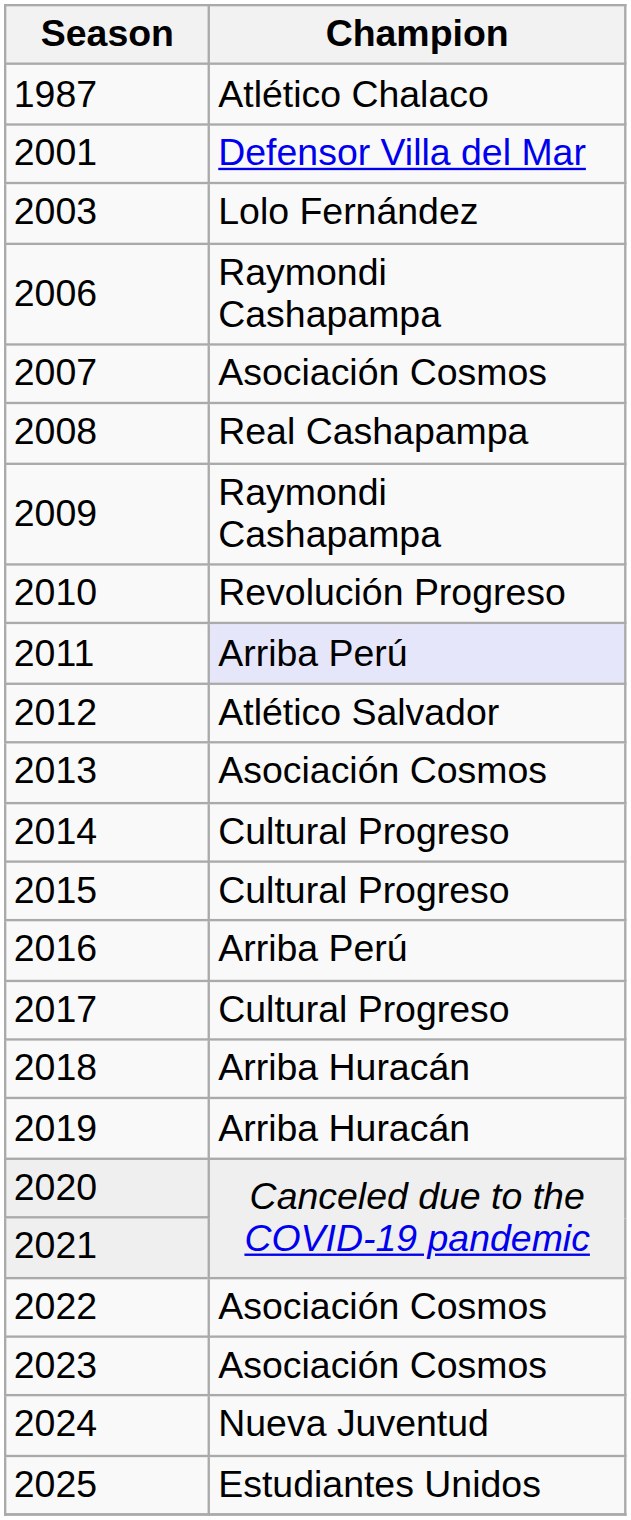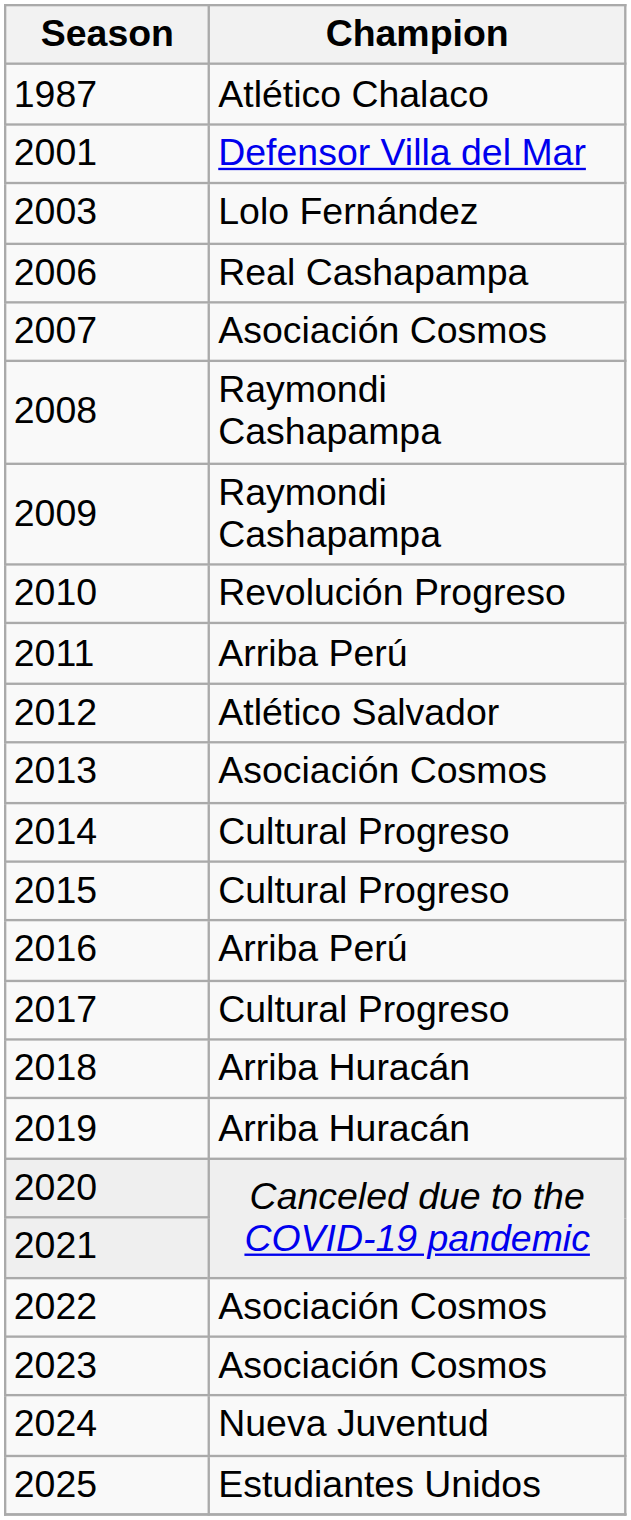(330, 292) Raymondi Cashapampa -> (373, 271) Real Cashapampa
(373, 432) Real Cashapampa -> (330, 411) Raymondi Cashapampa
(313, 652) lavender background -> (313, 652) no background
